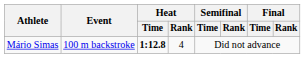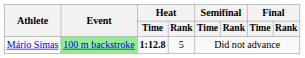(99, 45) no background -> (99, 45) lightgreen background
(181, 45) 4 -> (181, 45) 5
